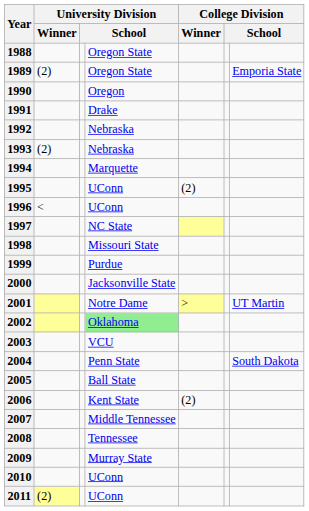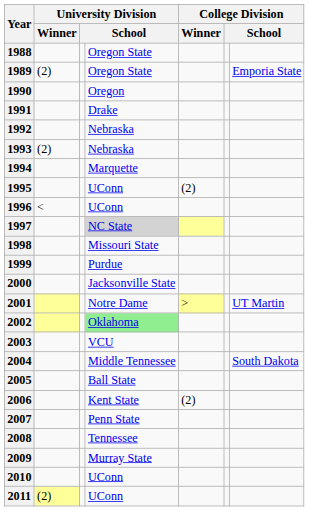(110, 226) no background -> (110, 226) lightgrey background
(114, 361) Penn State -> (132, 361) Middle Tennessee
(132, 419) Middle Tennessee -> (114, 419) Penn State
